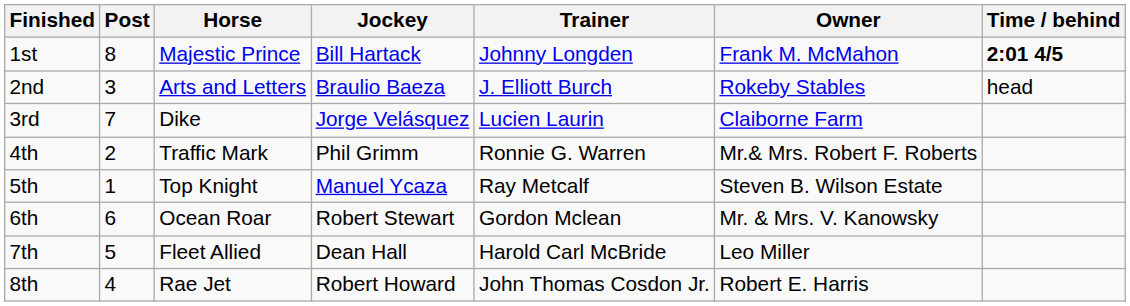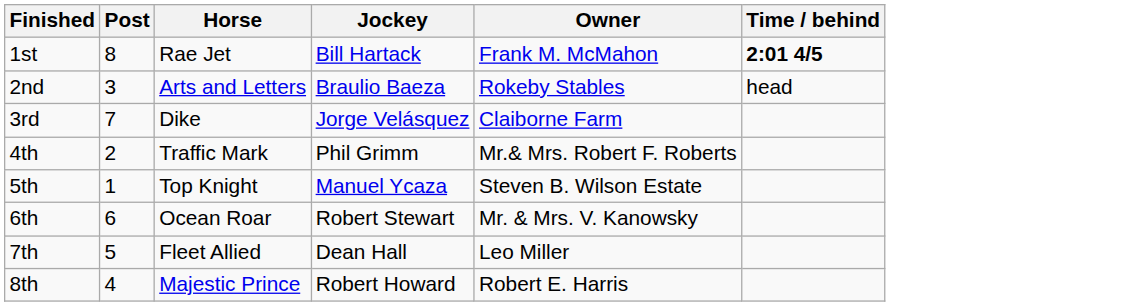- column: (594, 20)
(230, 53) Majestic Prince -> (195, 53) Rae Jet
(195, 284) Rae Jet -> (230, 284) Majestic Prince
